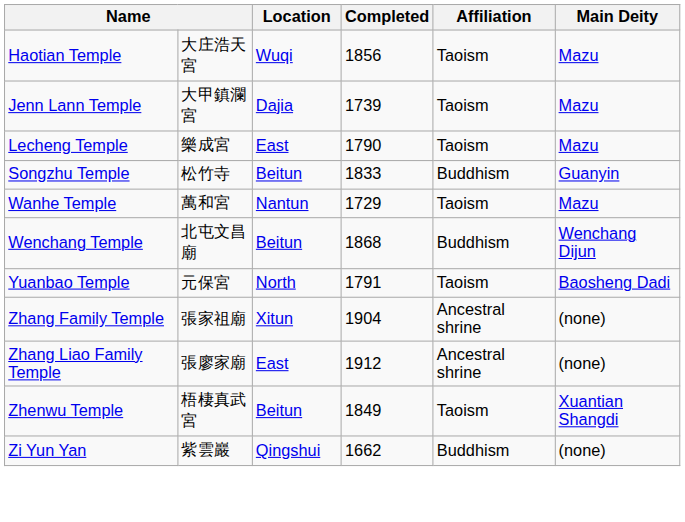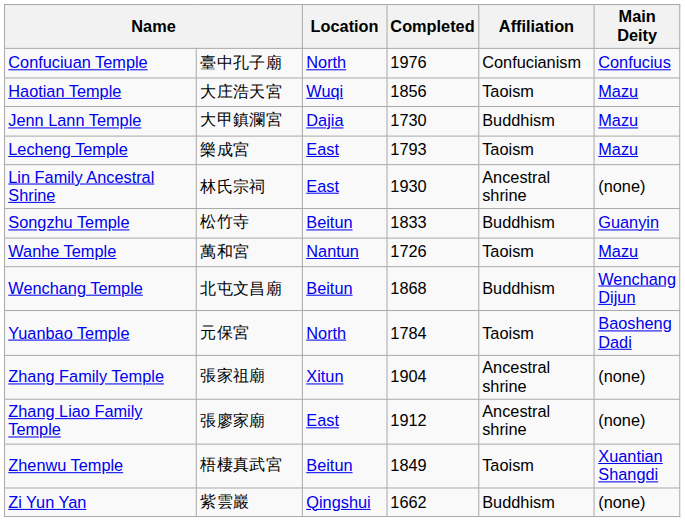+ row: (78, 63)
(363, 105) 1739 -> (408, 121) 1730
(463, 105) Taoism -> (518, 121) Buddhism
(363, 145) 1790 -> (408, 150) 1793
+ row: (81, 186)
(363, 203) 1729 -> (408, 252) 1726
(363, 282) 1791 -> (408, 333) 1784
